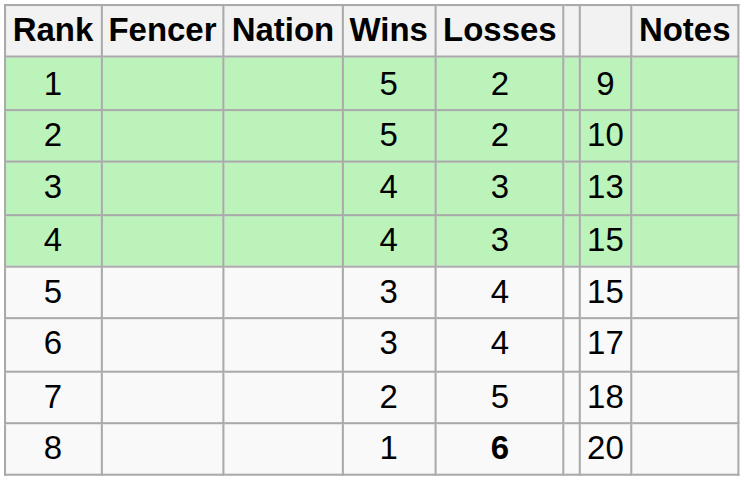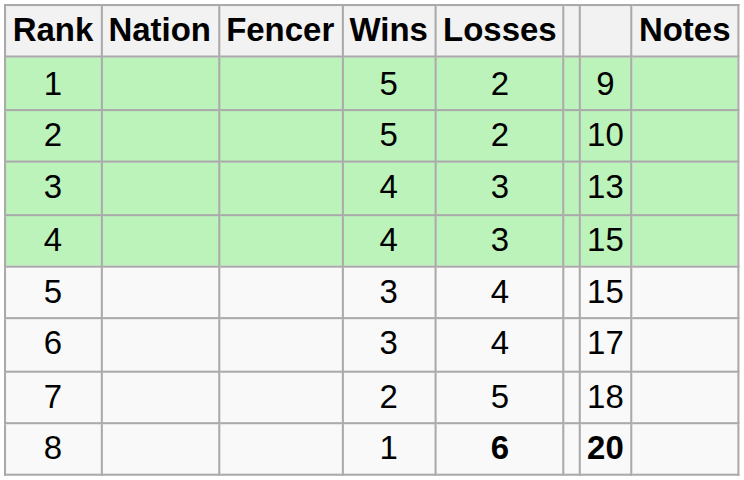columns swapped: (162, 30) <-> (283, 30)
(605, 448) normal -> (605, 448) bold
